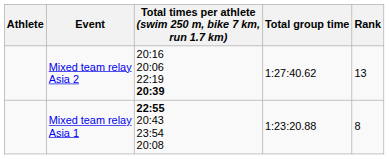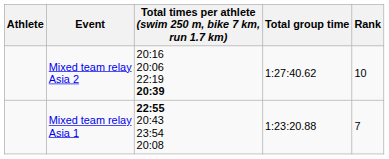(360, 73) 13 -> (360, 73) 10
(357, 127) 8 -> (357, 127) 7
